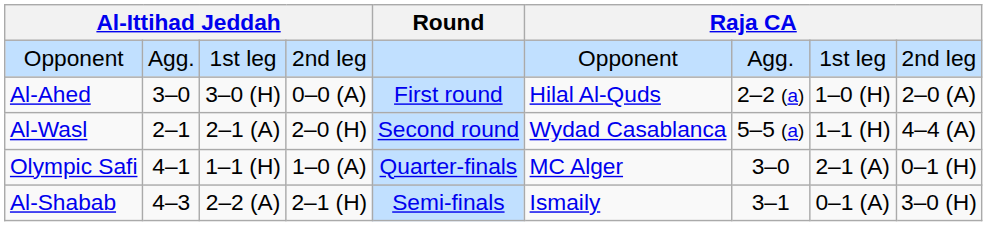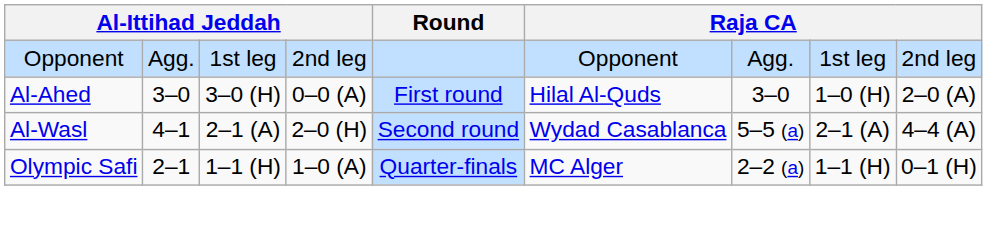(771, 94) 2–2 (a) -> (771, 94) 3–0
(171, 130) 2–1 -> (171, 130) 4–1
(853, 130) 1–1 (H) -> (853, 130) 2–1 (A)
(171, 166) 4–1 -> (171, 166) 2–1
(771, 166) 3–0 -> (771, 166) 2–2 (a)
(853, 166) 2–1 (A) -> (853, 166) 1–1 (H)
- row: (63, 202)
